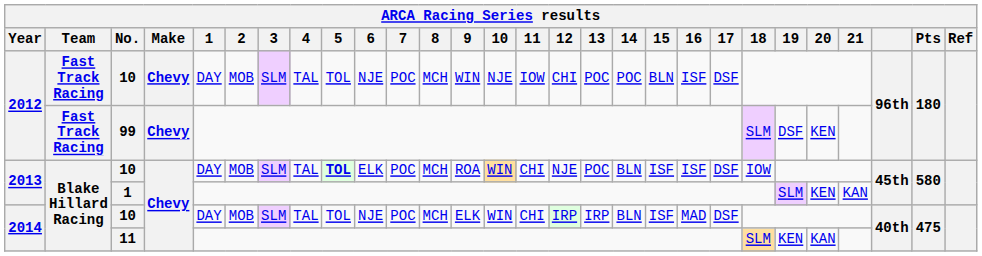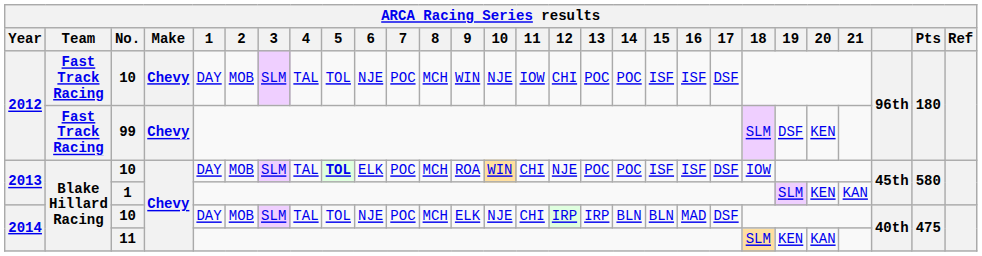(661, 77) BLN -> (661, 77) ISF
(629, 171) BLN -> (629, 171) POC
(500, 216) WIN -> (500, 216) NJE
(661, 216) ISF -> (661, 216) BLN
